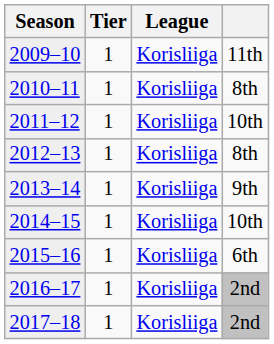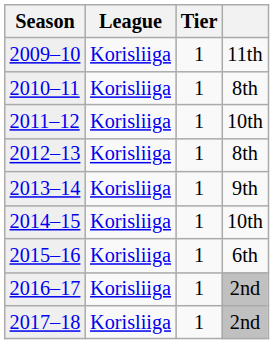columns swapped: (108, 20) <-> (177, 20)
